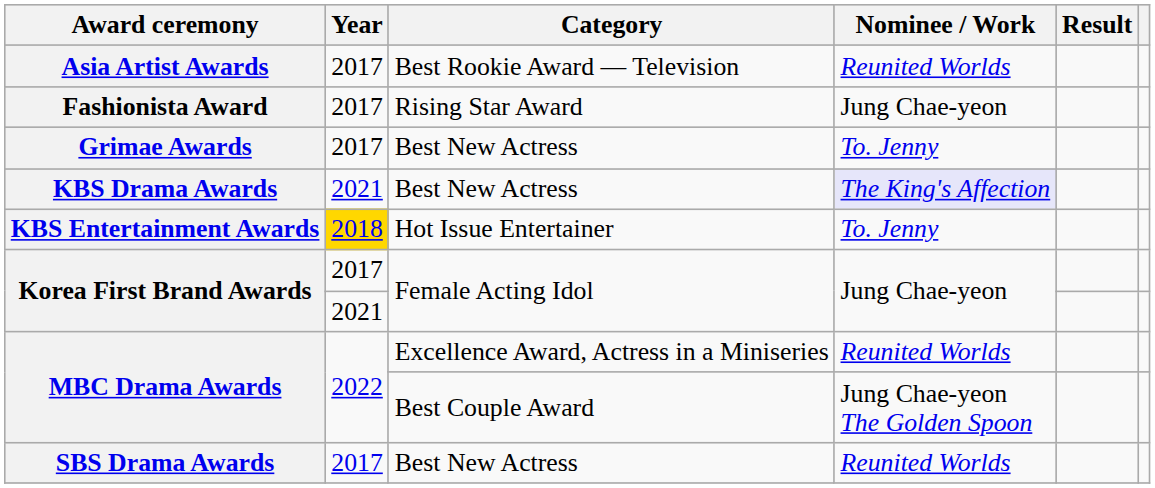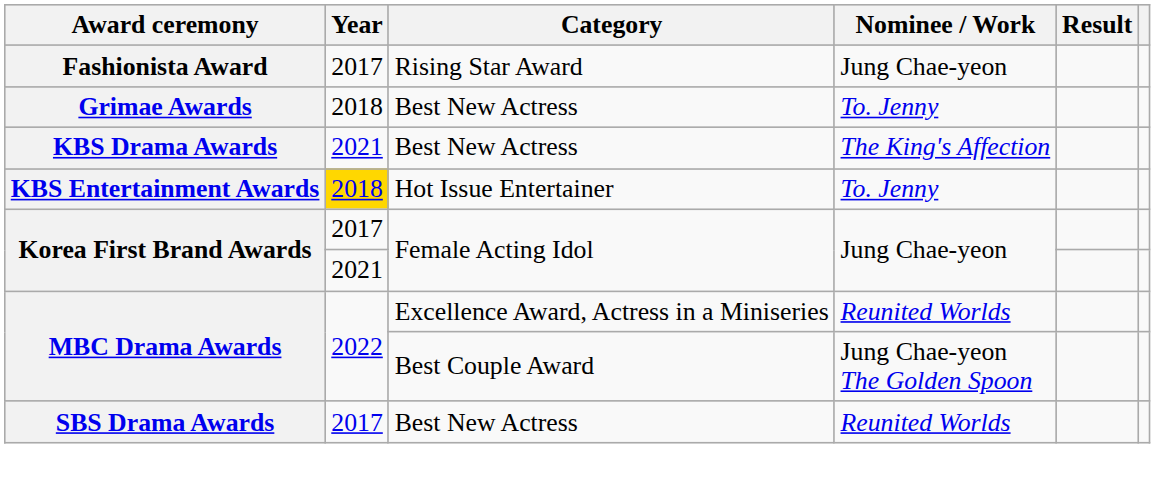- row: (165, 65)
(357, 147) 2017 -> (357, 106) 2018
(945, 188) lavender background -> (945, 147) no background
